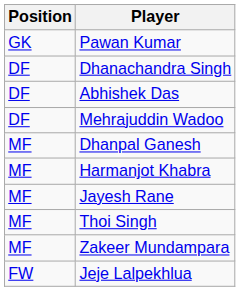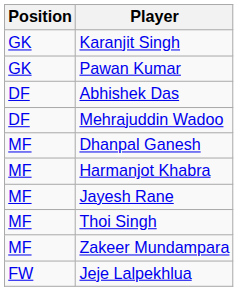+ row: (130, 42)
- row: (155, 68)
